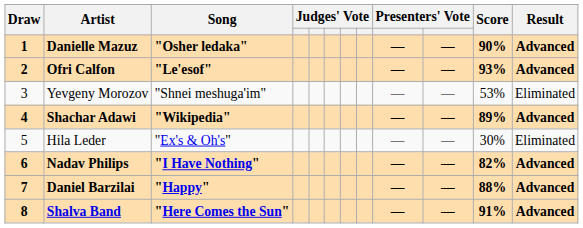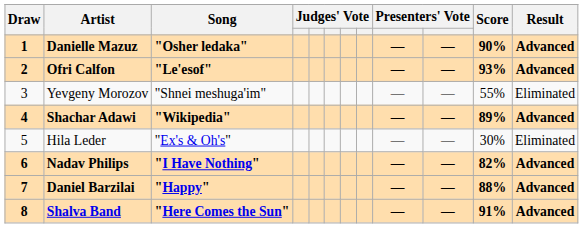(492, 94) 53% -> (492, 94) 55%
